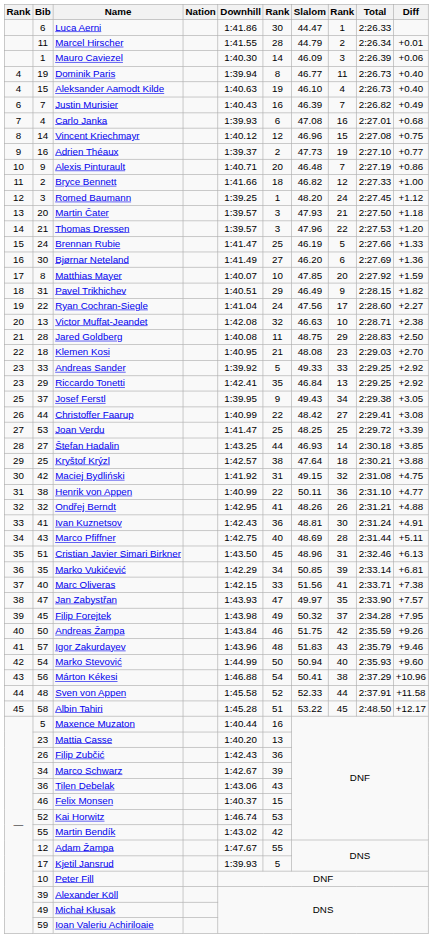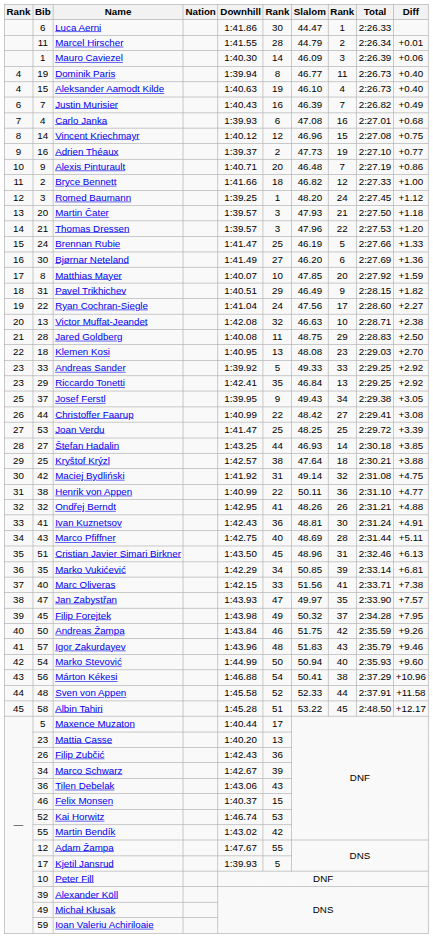(277, 352) 21 -> (277, 352) 13
(310, 476) 49.15 -> (310, 476) 49.14
(277, 724) 16 -> (277, 724) 17
